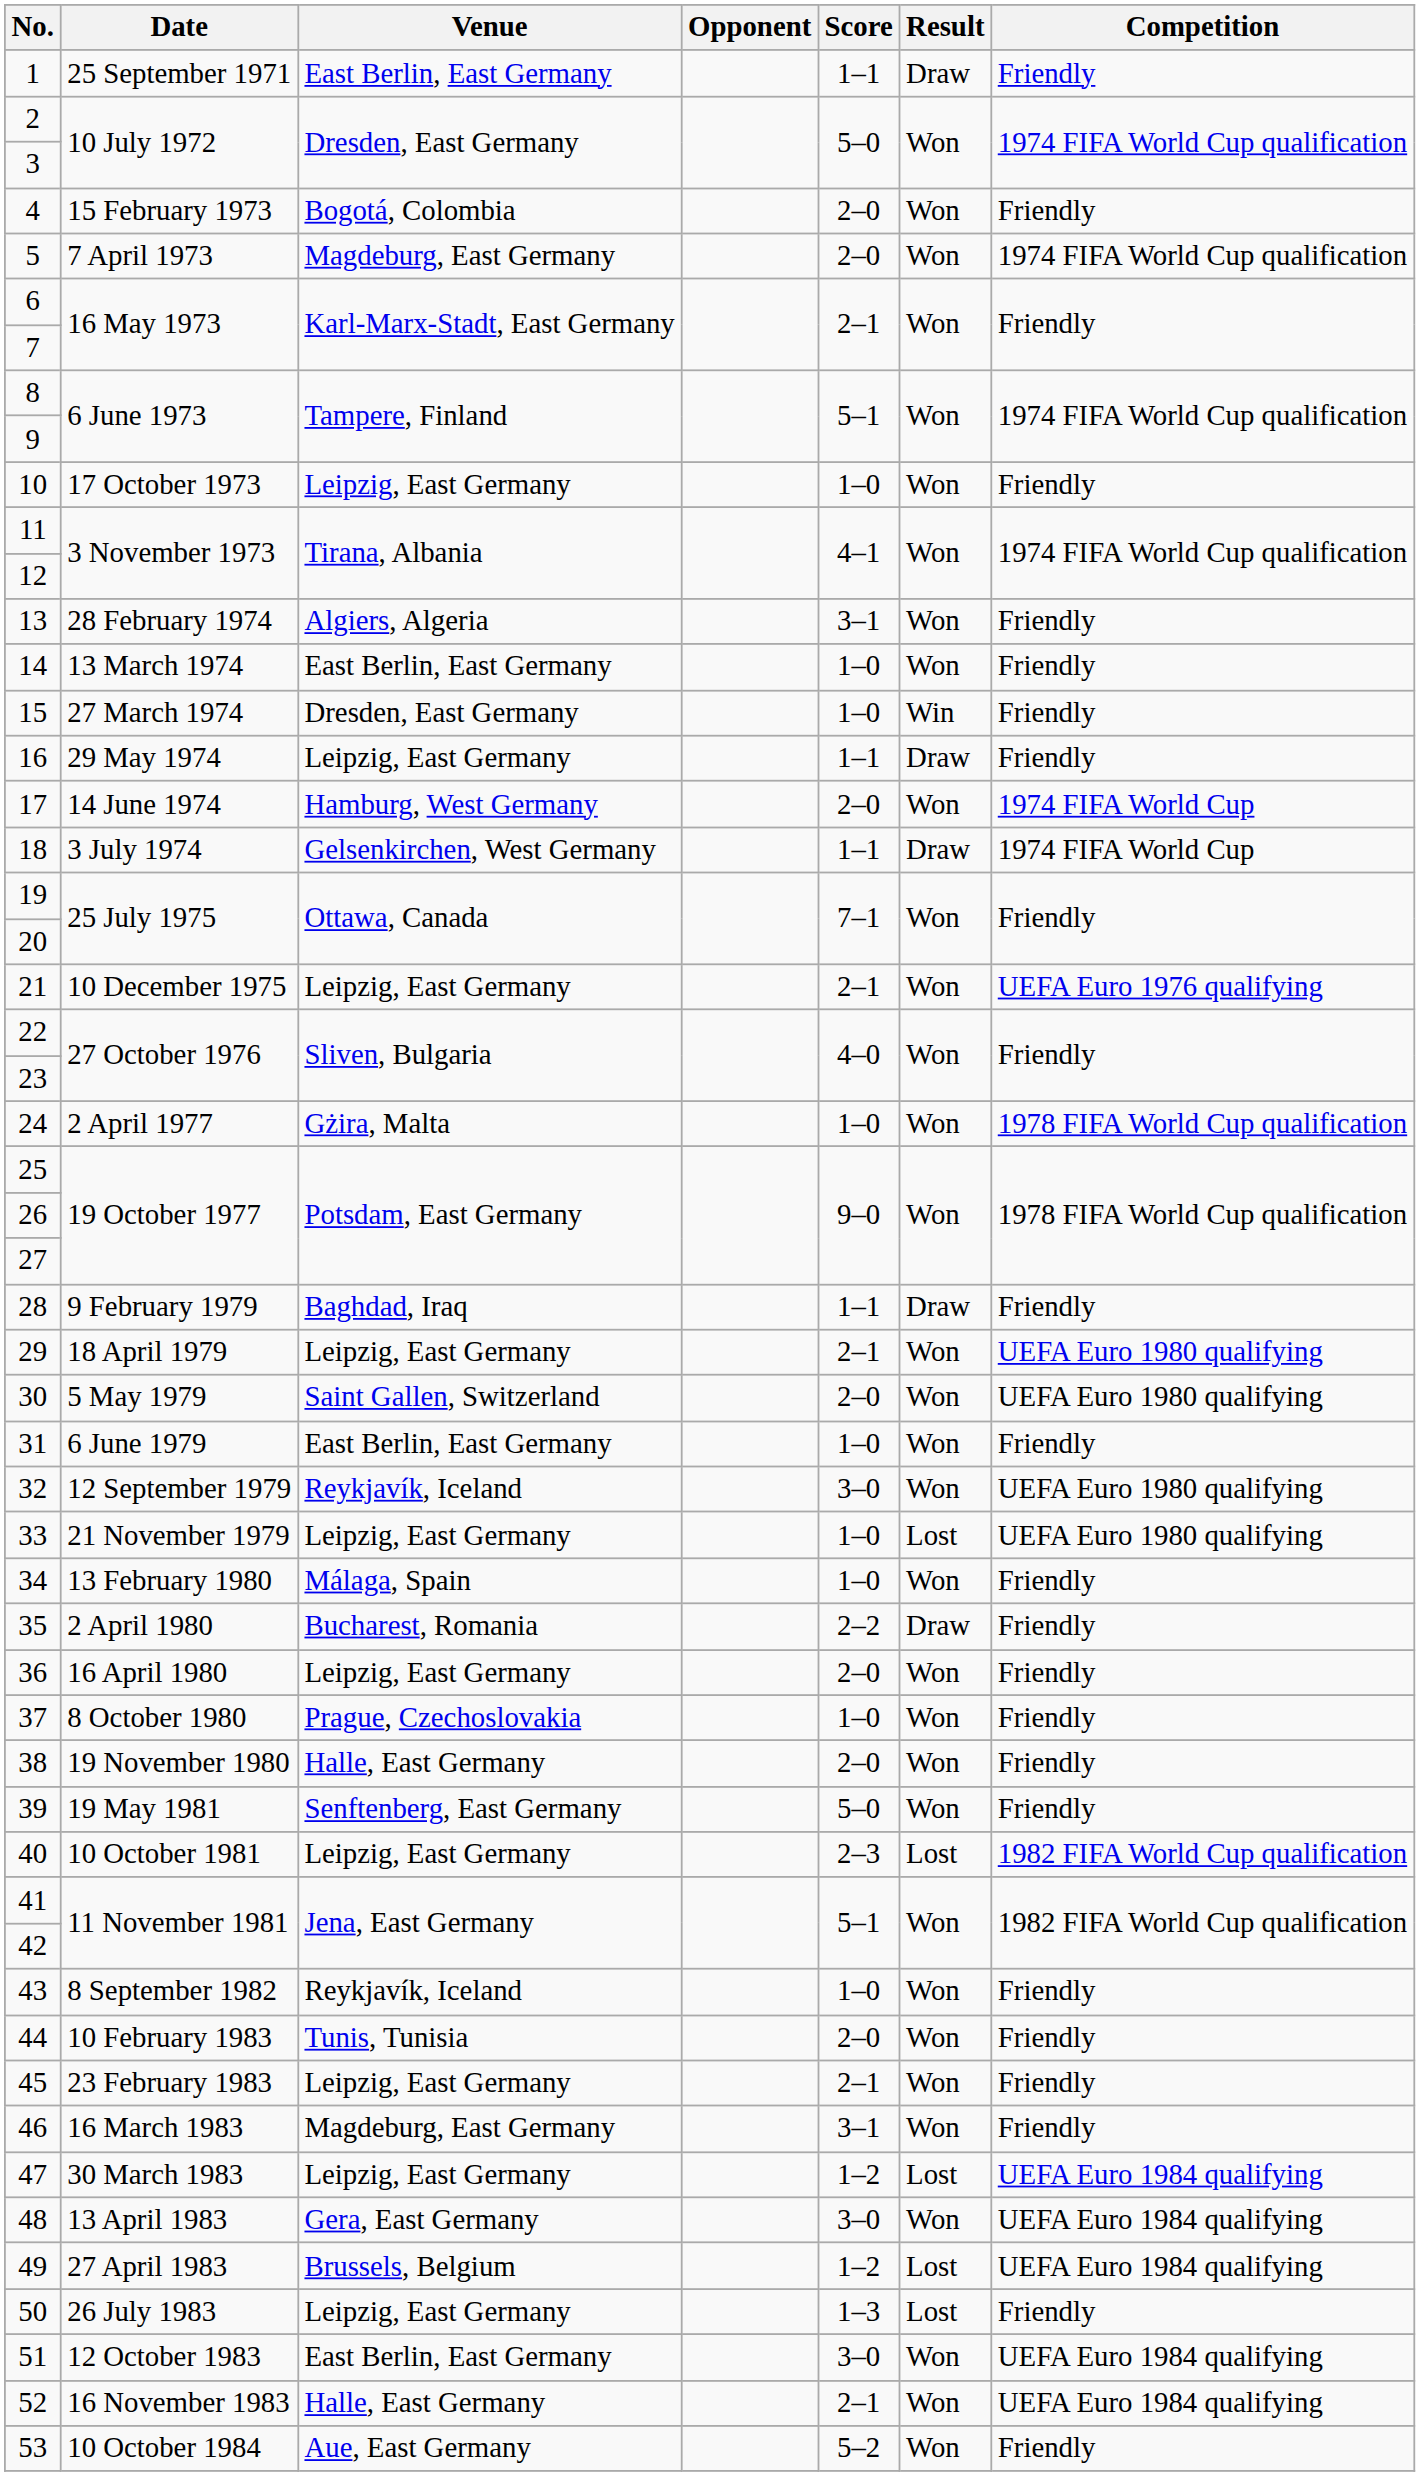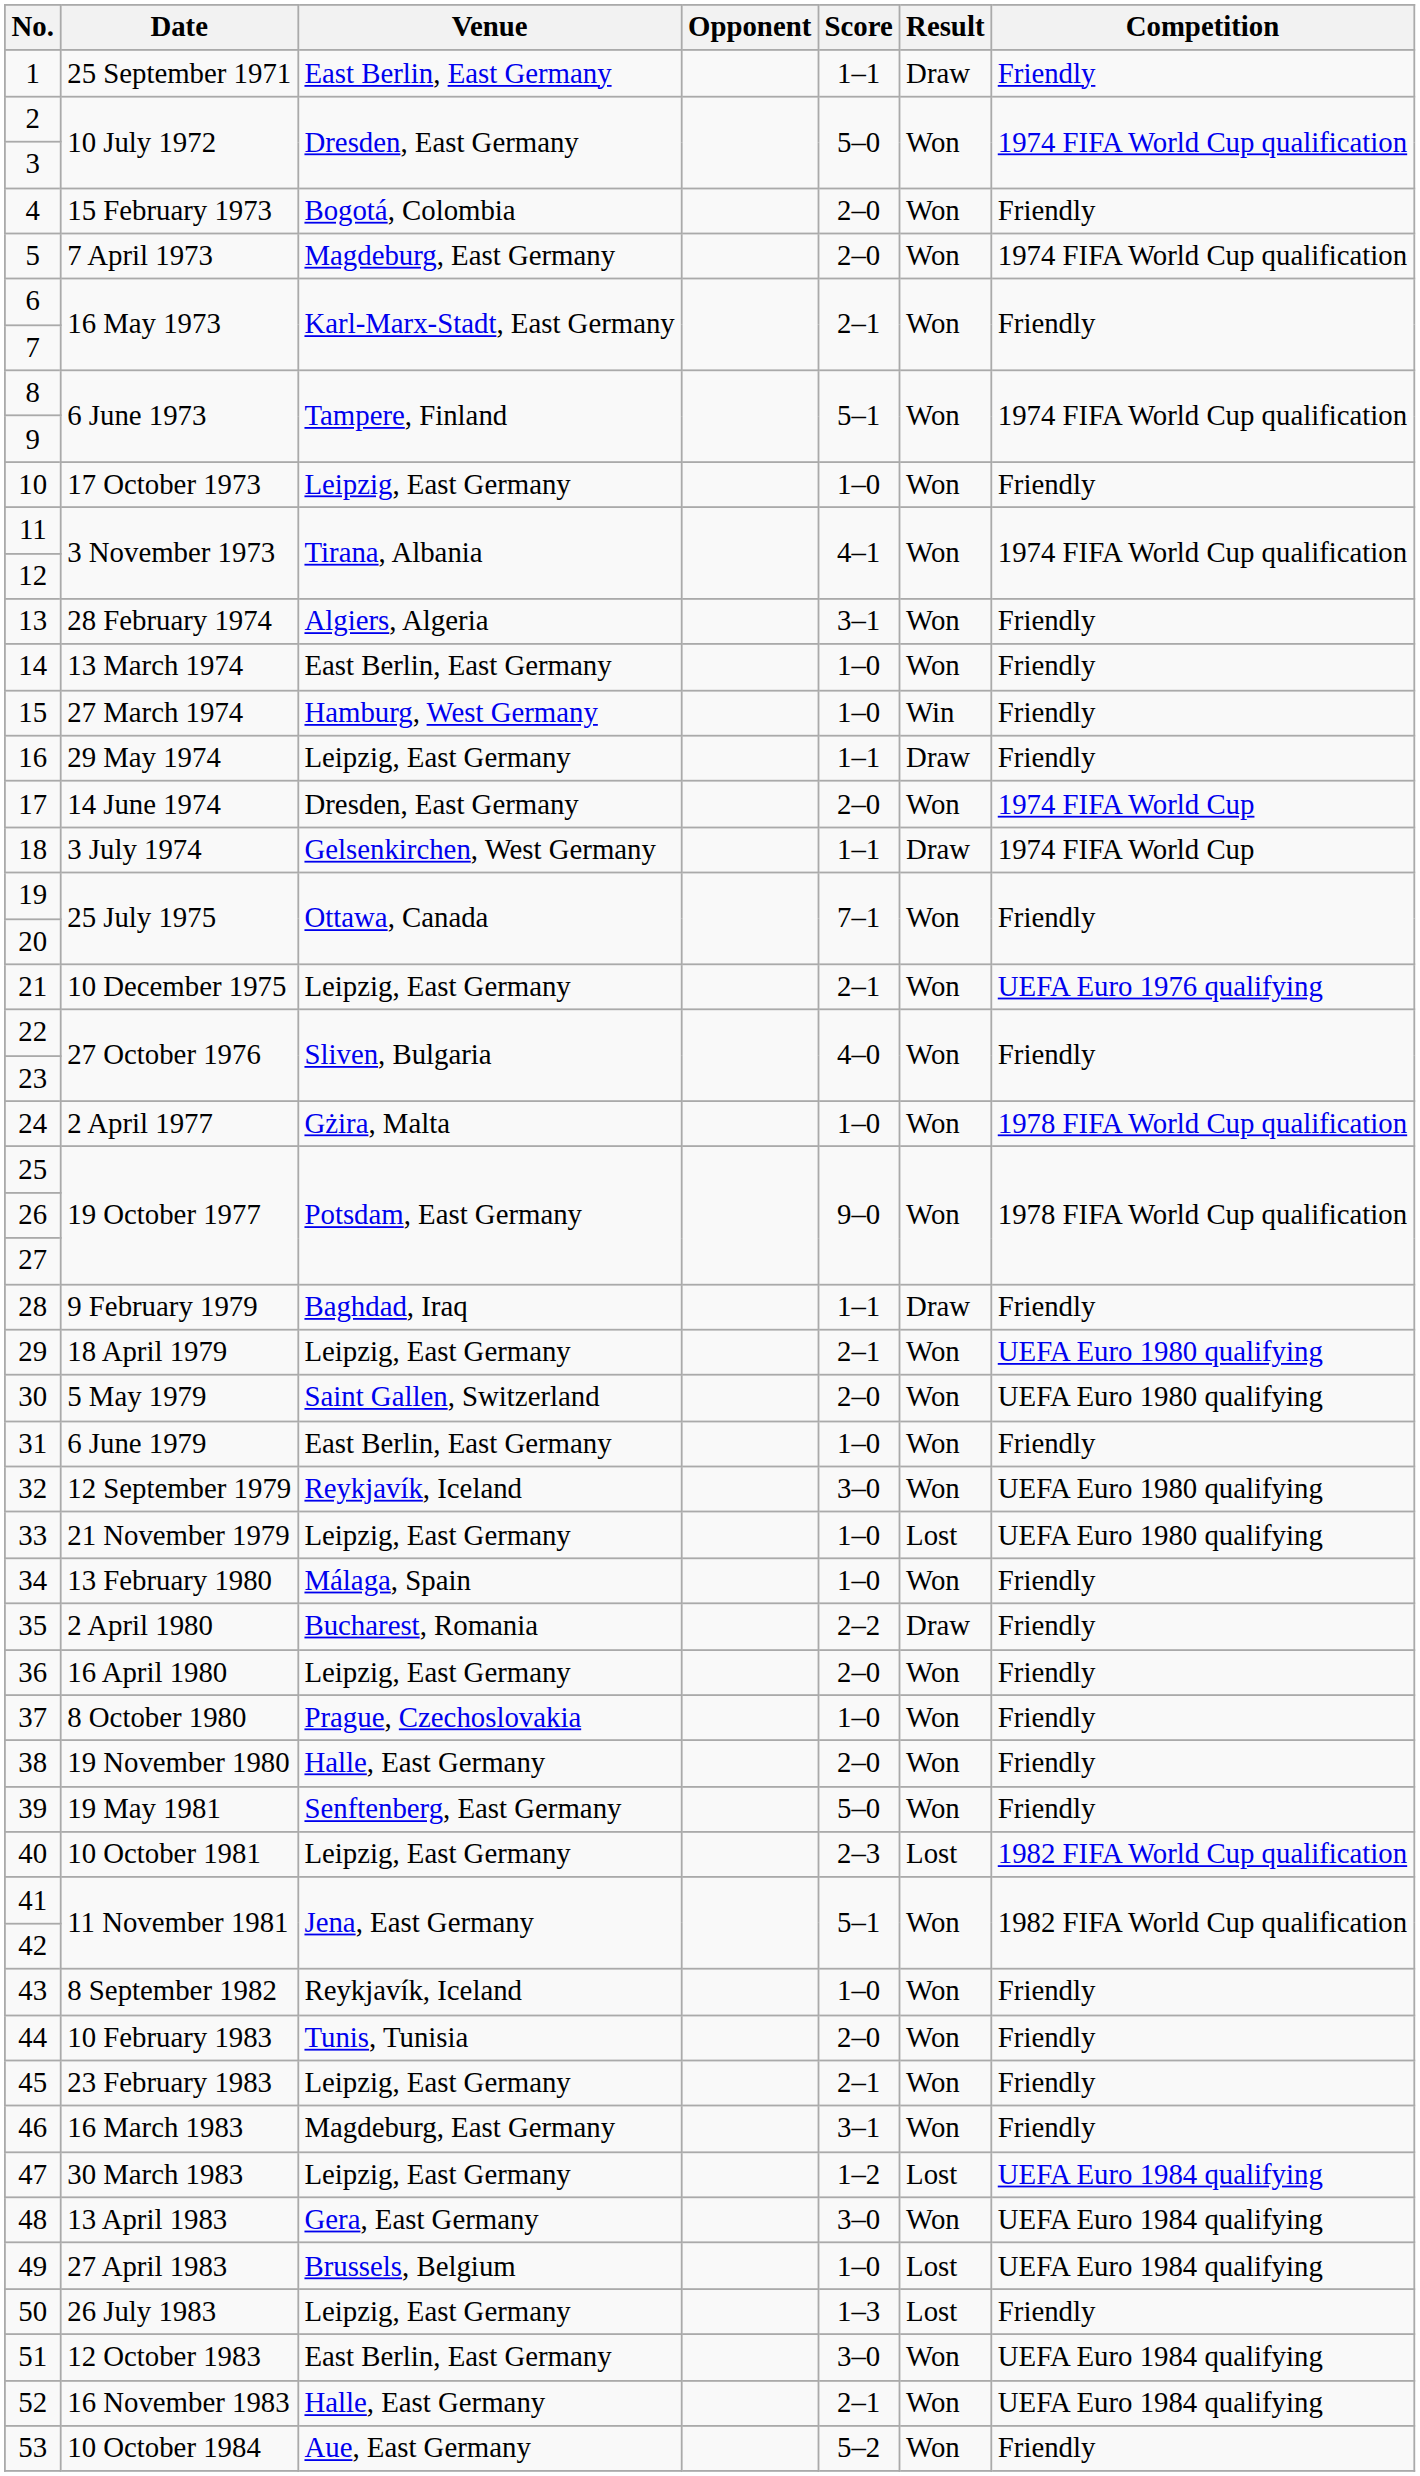(442, 712) Dresden, East Germany -> (451, 712) Hamburg, West Germany
(451, 803) Hamburg, West Germany -> (442, 803) Dresden, East Germany
(859, 2265) 1–2 -> (859, 2265) 1–0
